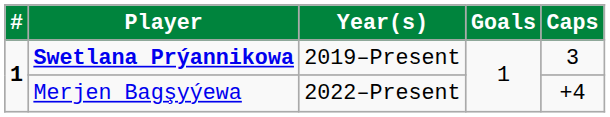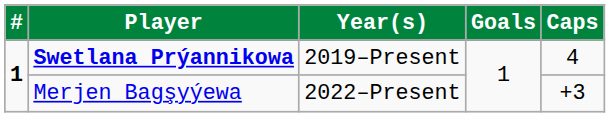(573, 58) 3 -> (573, 58) 4
(573, 93) +4 -> (573, 93) +3
